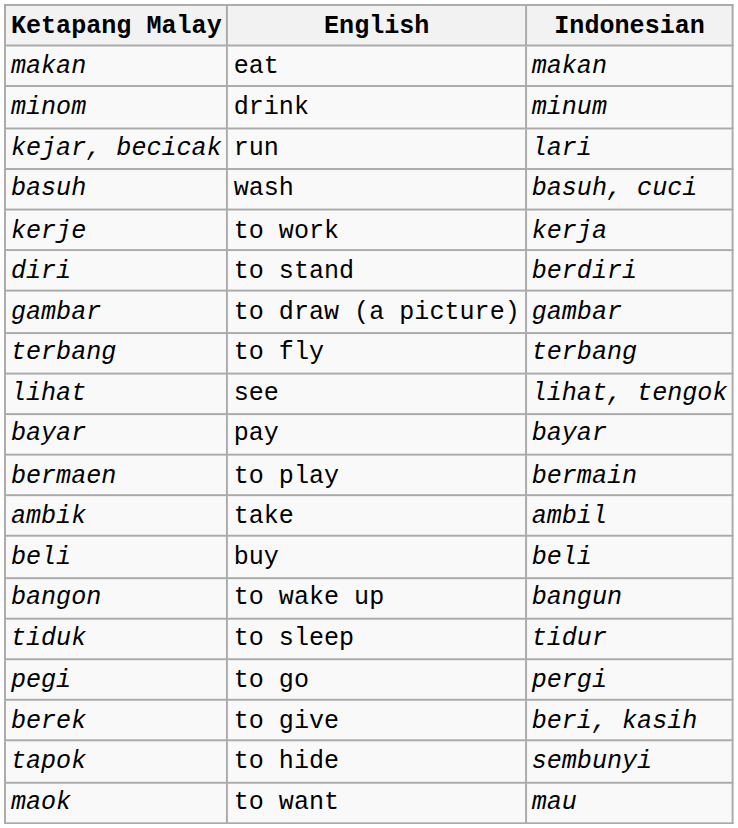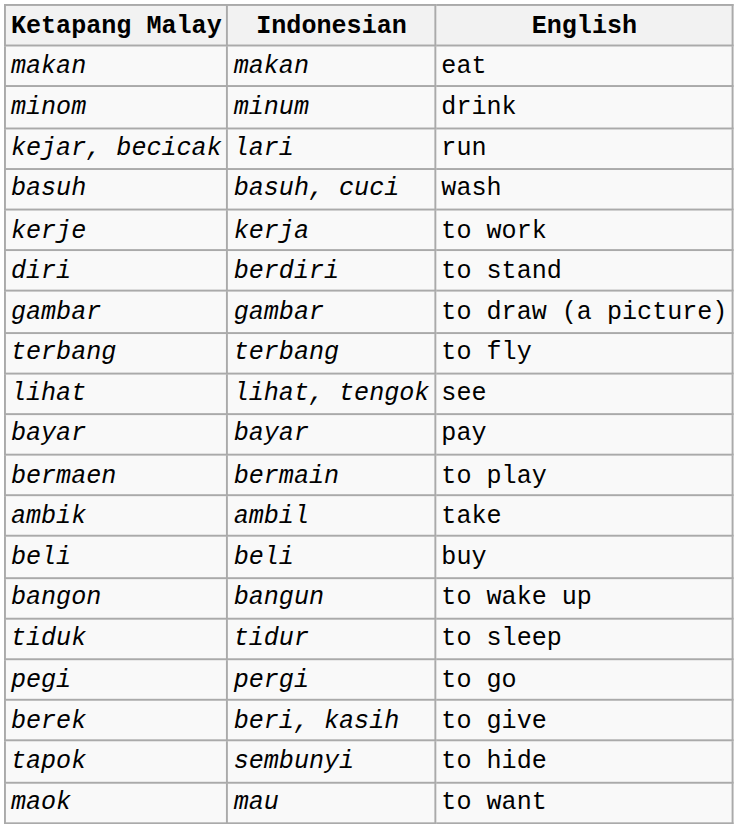columns swapped: (630, 25) <-> (377, 25)
